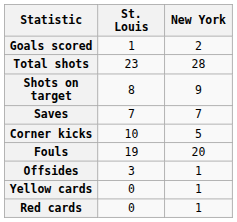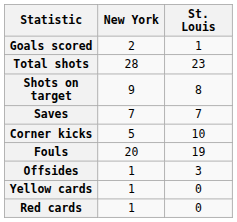columns swapped: (198, 20) <-> (131, 20)
